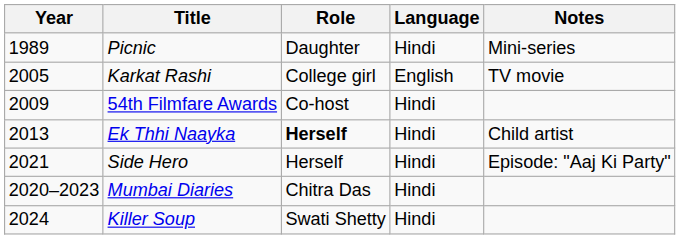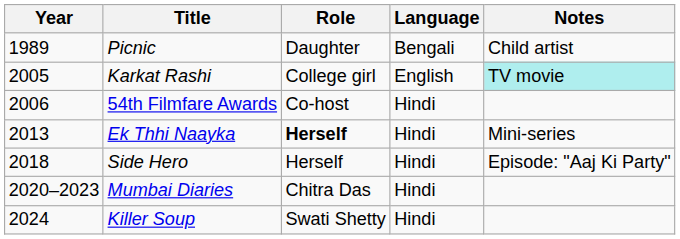(415, 47) Hindi -> (424, 47) Bengali
(532, 47) Mini-series -> (531, 47) Child artist
(526, 76) no background -> (526, 76) paleturquoise background
(29, 104) 2009 -> (29, 104) 2006
(531, 133) Child artist -> (532, 133) Mini-series
(29, 162) 2021 -> (29, 162) 2018
